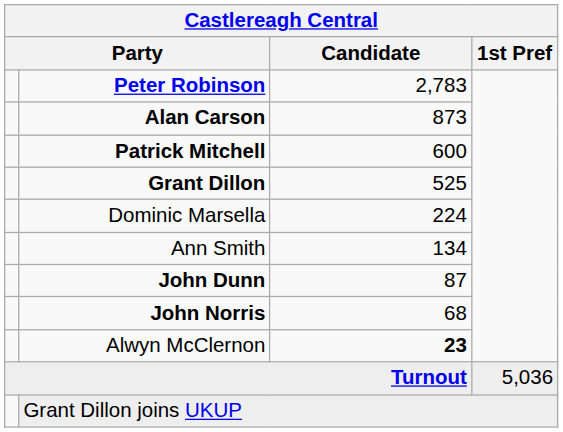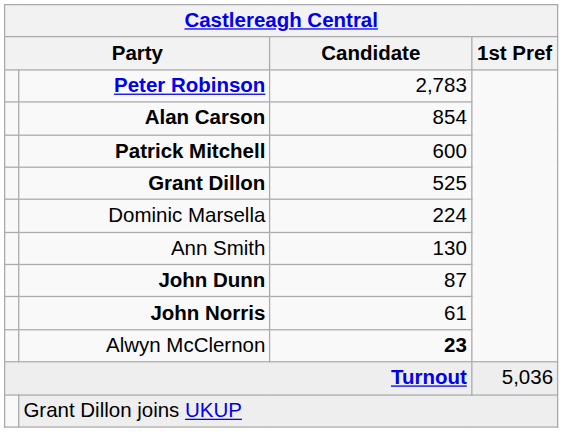(450, 118) 873 -> (450, 118) 854
(450, 248) 134 -> (450, 248) 130
(455, 313) 68 -> (455, 313) 61
